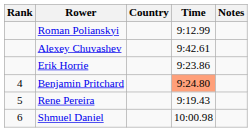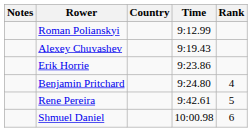columns swapped: (20, 13) <-> (231, 13)
(193, 48) 9:42.61 -> (194, 48) 9:19.43
(193, 83) lightsalmon background -> (194, 83) no background
(193, 100) 9:19.43 -> (194, 100) 9:42.61
